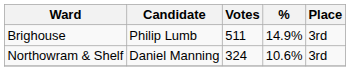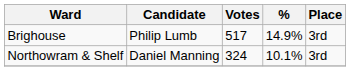(236, 35) 511 -> (236, 35) 517
(284, 55) 10.6% -> (284, 55) 10.1%
